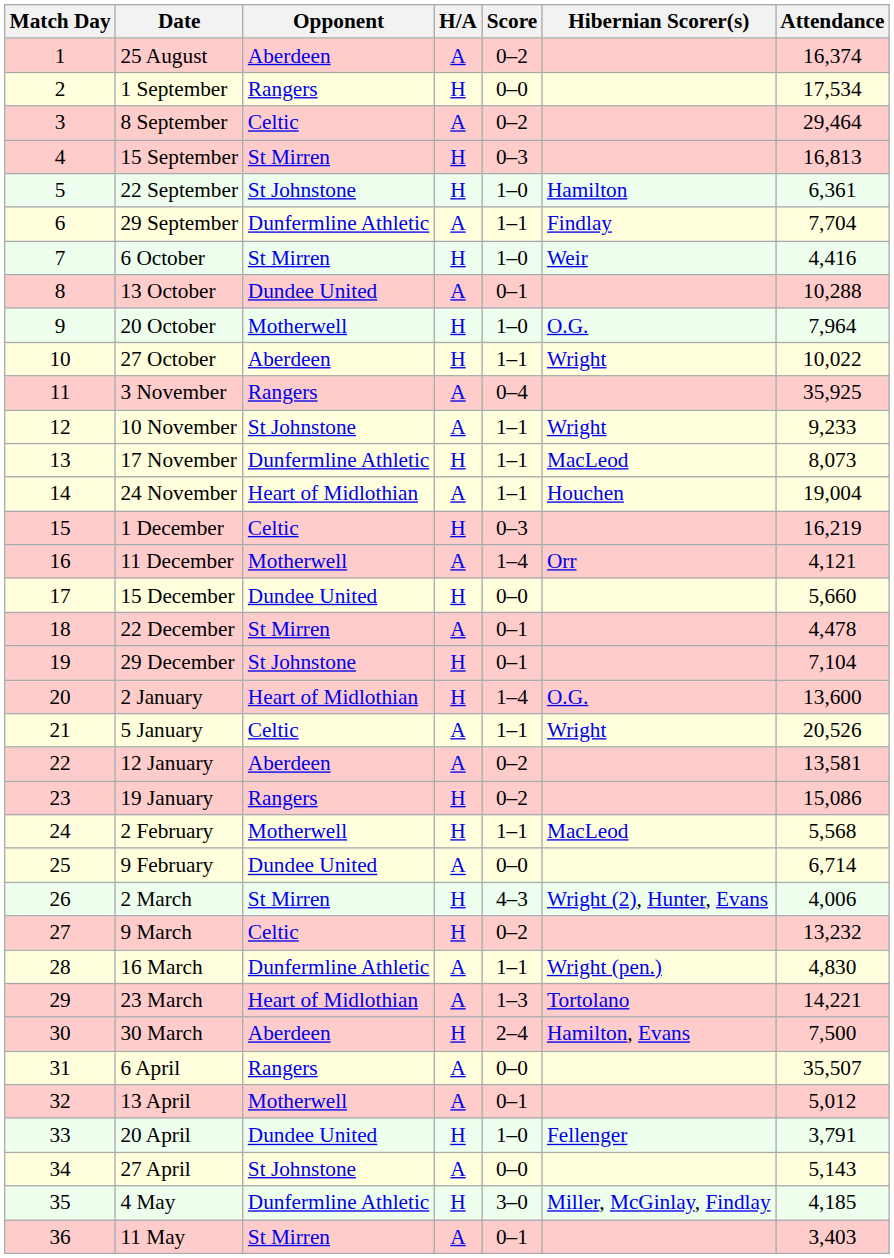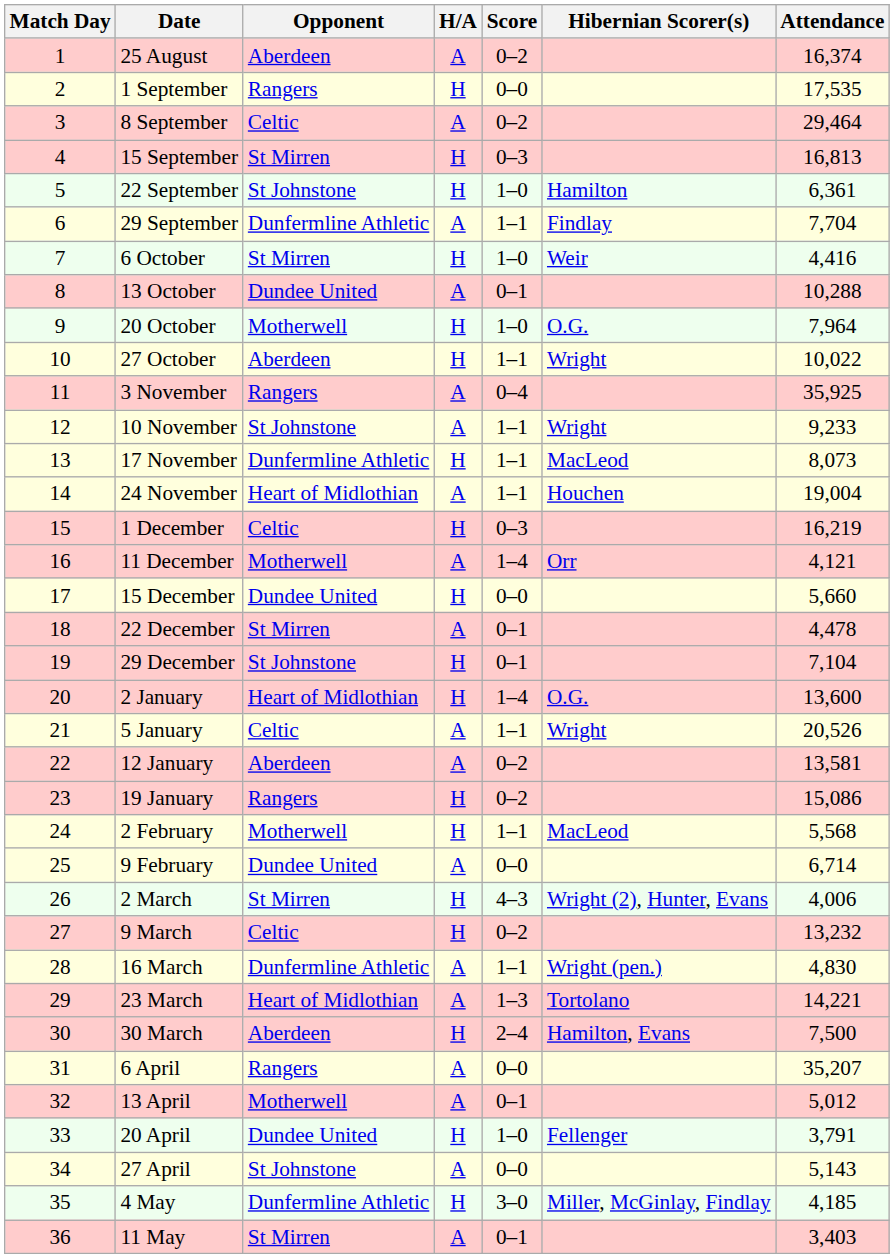(832, 88) 17,534 -> (832, 88) 17,535
(832, 1067) 35,507 -> (832, 1067) 35,207
